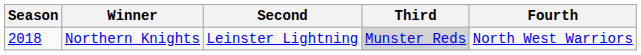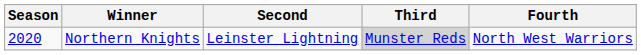(25, 39) 2018 -> (25, 39) 2020
